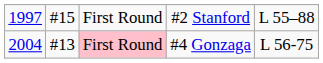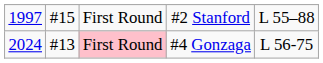(25, 44) 2004 -> (25, 44) 2024
